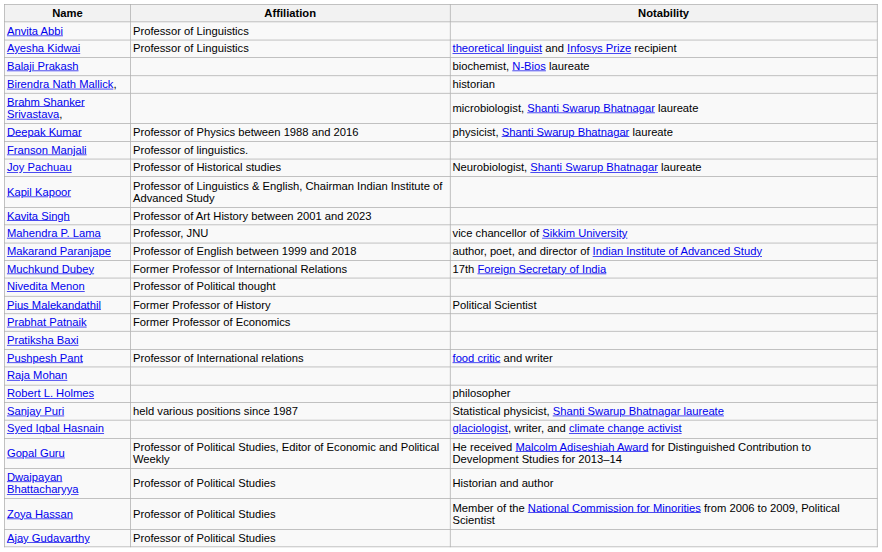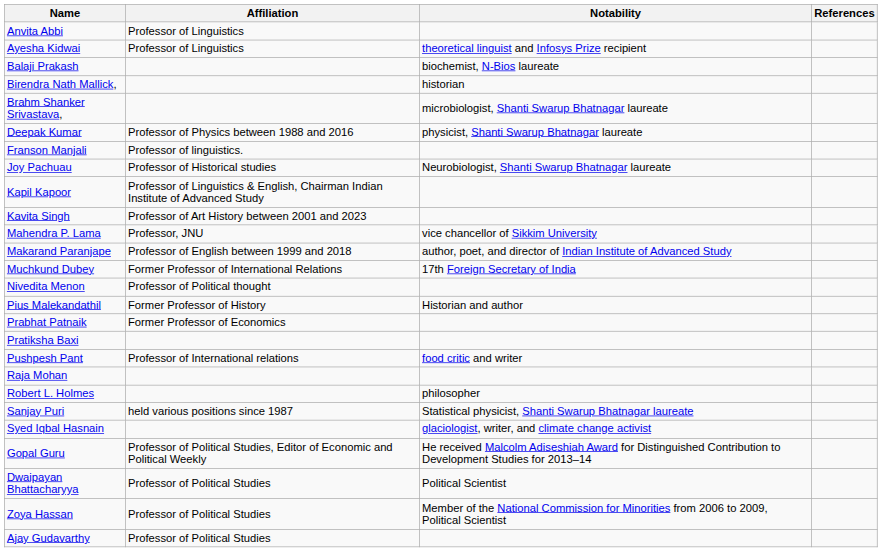+ column: (844, 13)
(495, 305) Political Scientist -> (472, 305) Historian and author
(503, 483) Historian and author -> (464, 483) Political Scientist
